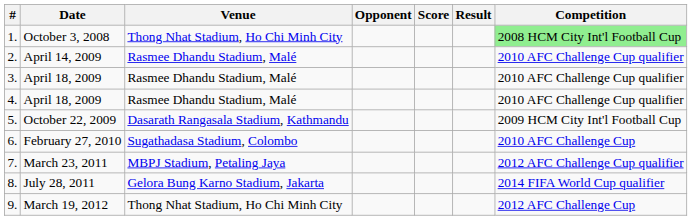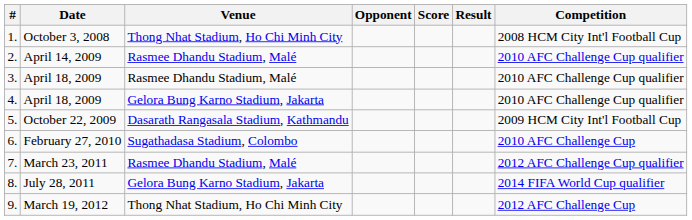(589, 36) lightgreen background -> (589, 36) no background
(212, 99) Rasmee Dhandu Stadium, Malé -> (226, 99) Gelora Bung Karno Stadium, Jakarta
(206, 162) MBPJ Stadium, Petaling Jaya -> (212, 162) Rasmee Dhandu Stadium, Malé
